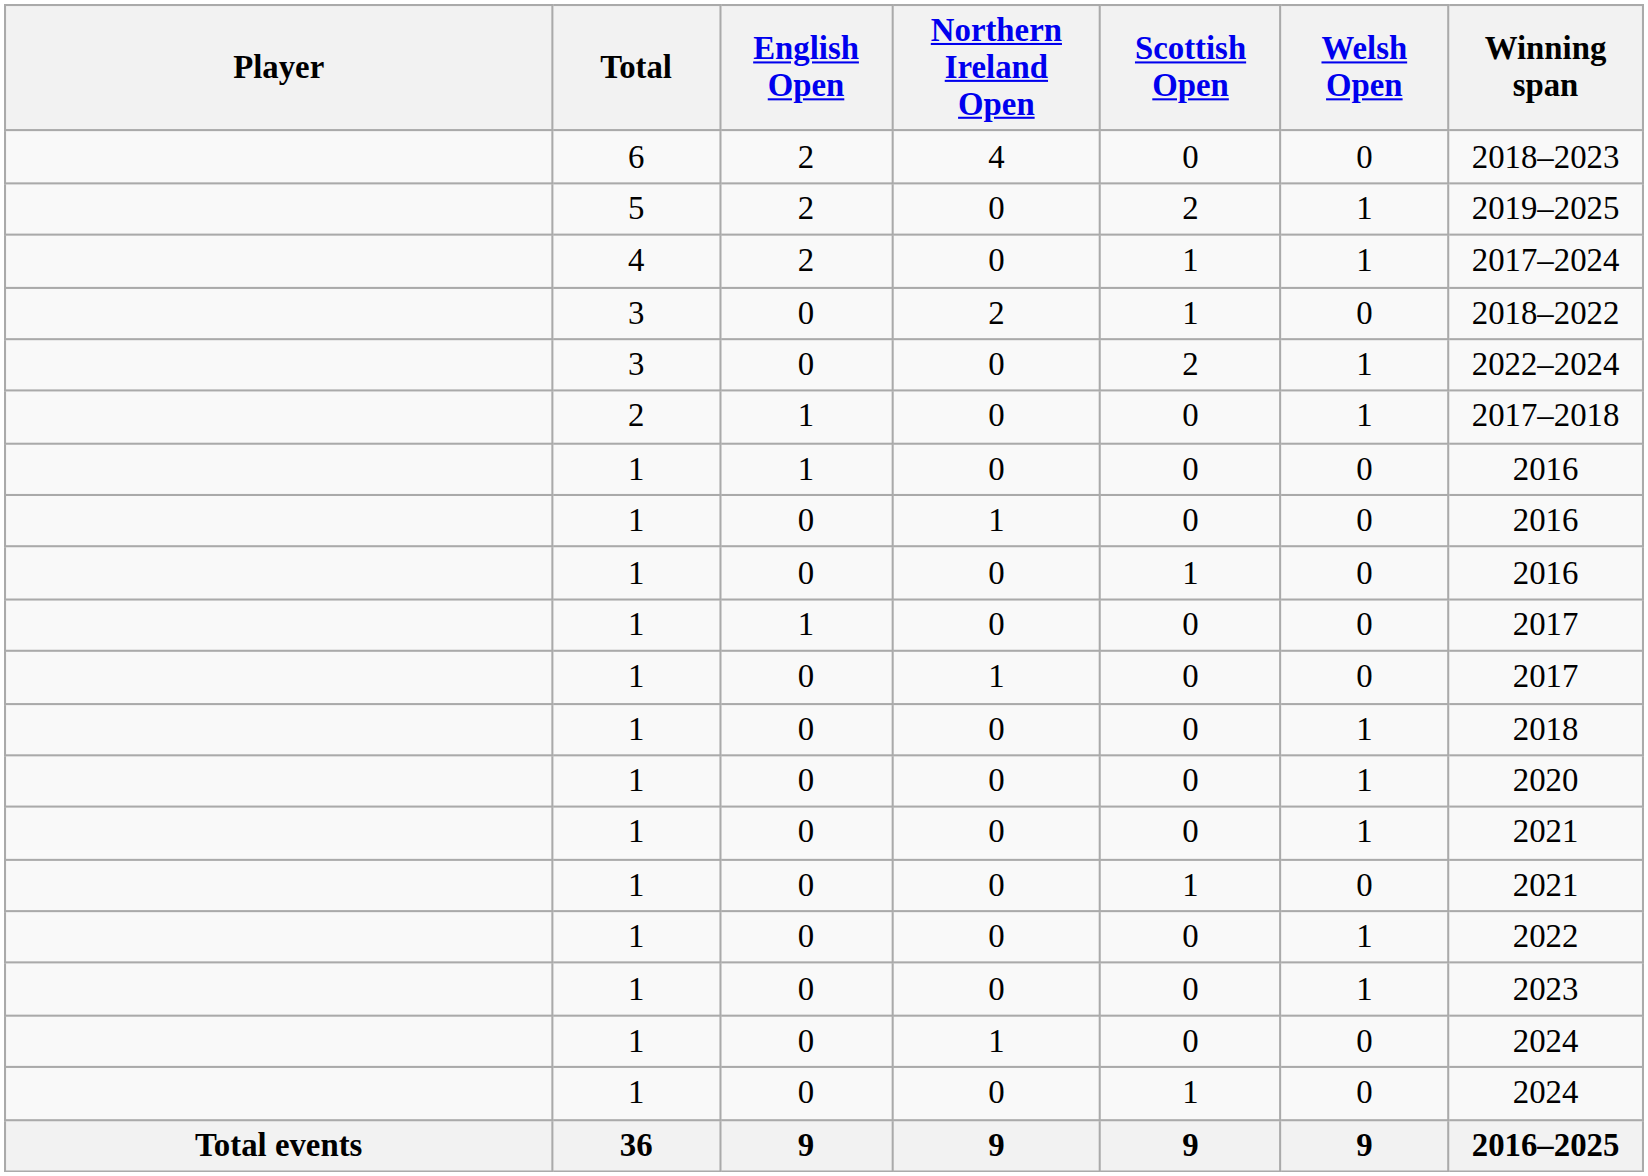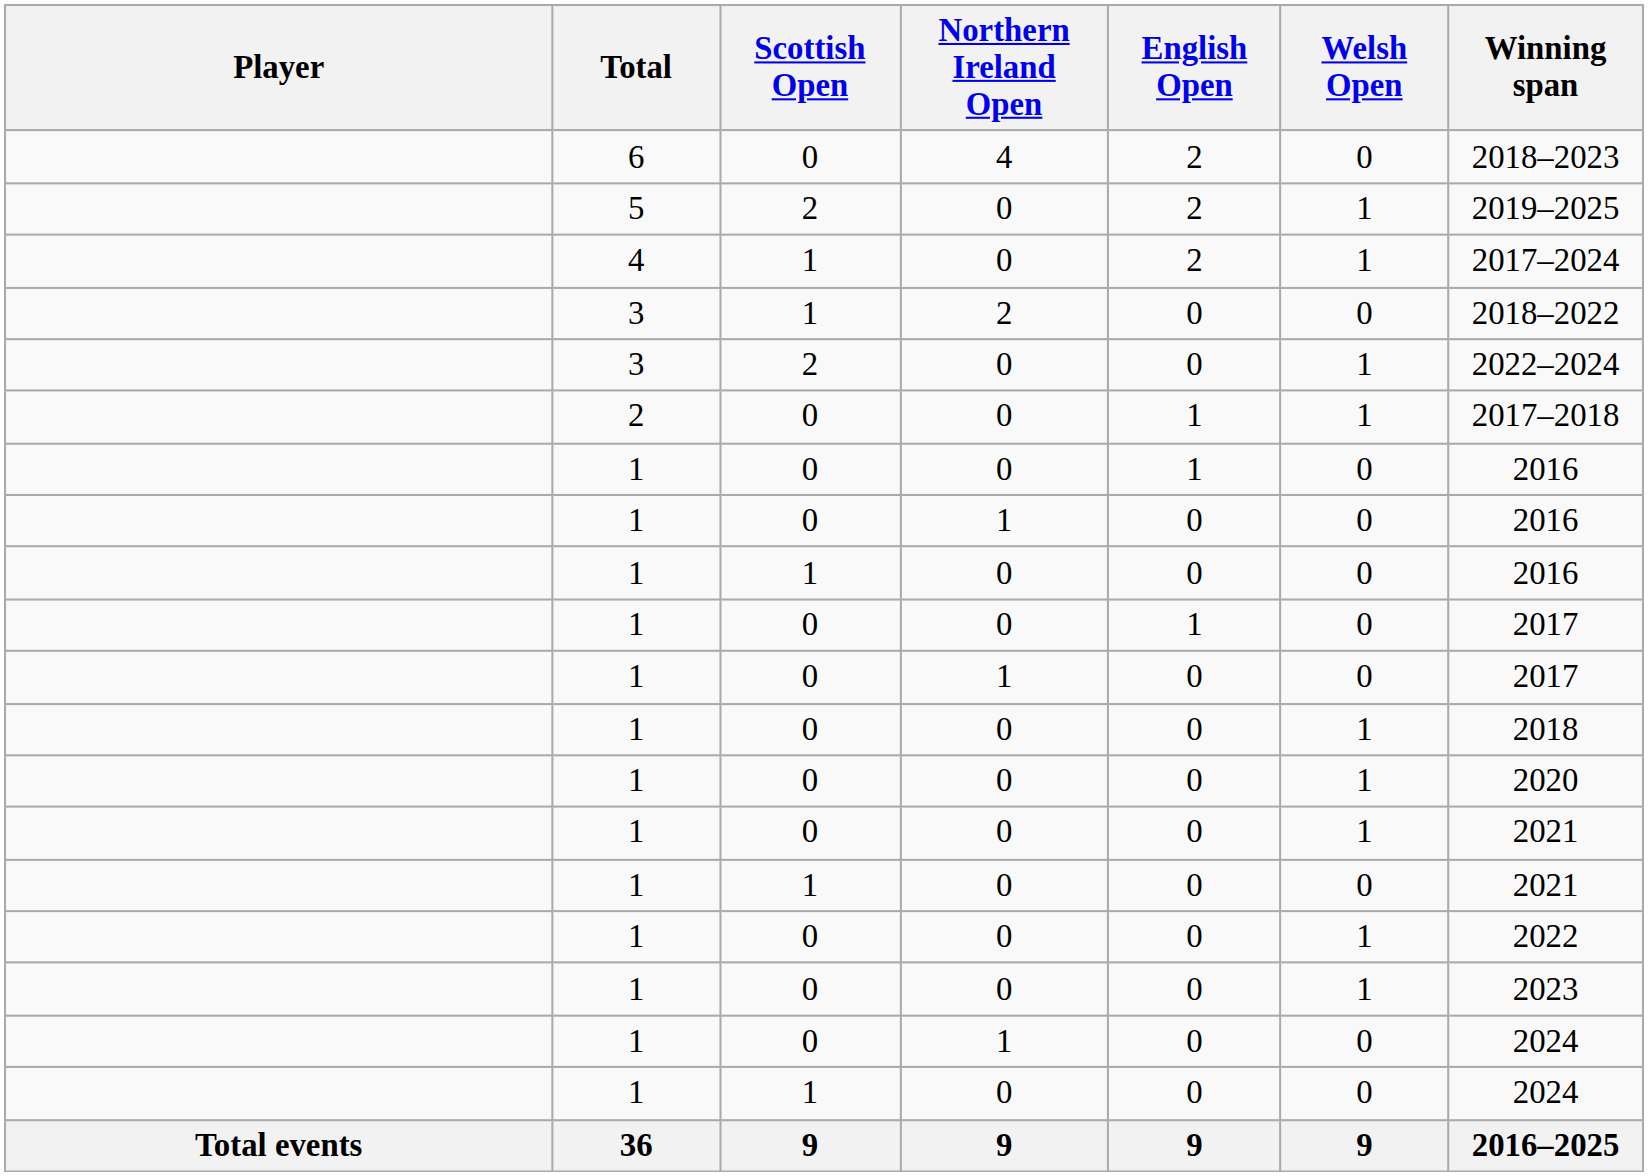columns swapped: (806, 67) <-> (1191, 67)
